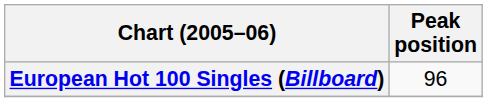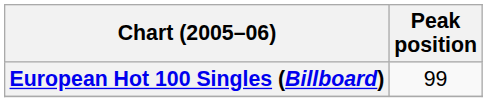(436, 79) 96 -> (436, 79) 99
